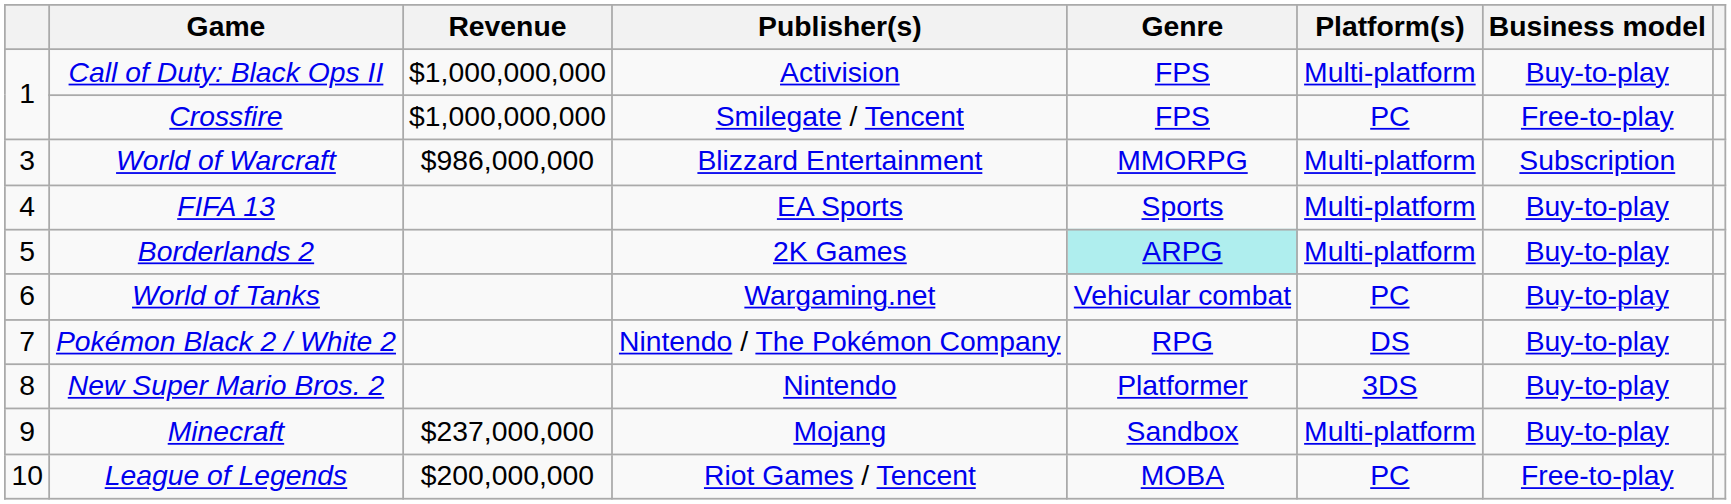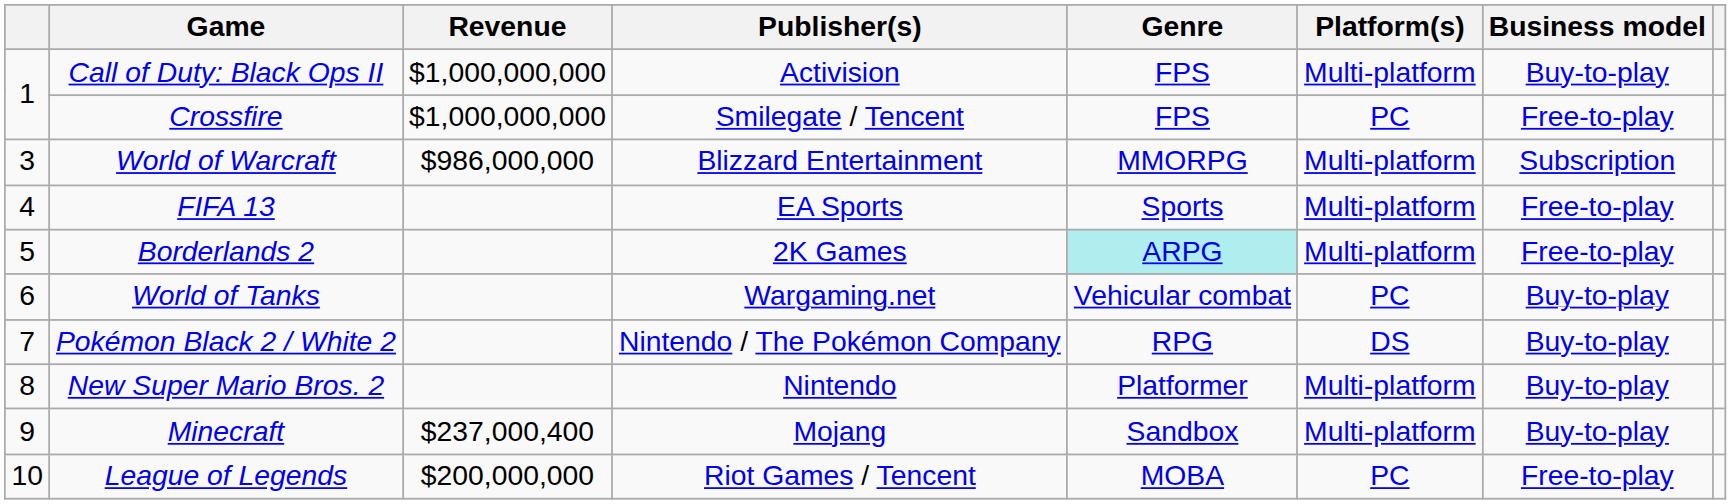(1597, 206) Buy-to-play -> (1597, 206) Free-to-play
(1597, 251) Buy-to-play -> (1597, 251) Free-to-play
(1390, 386) 3DS -> (1390, 386) Multi-platform
(507, 431) $237,000,000 -> (507, 431) $237,000,400
